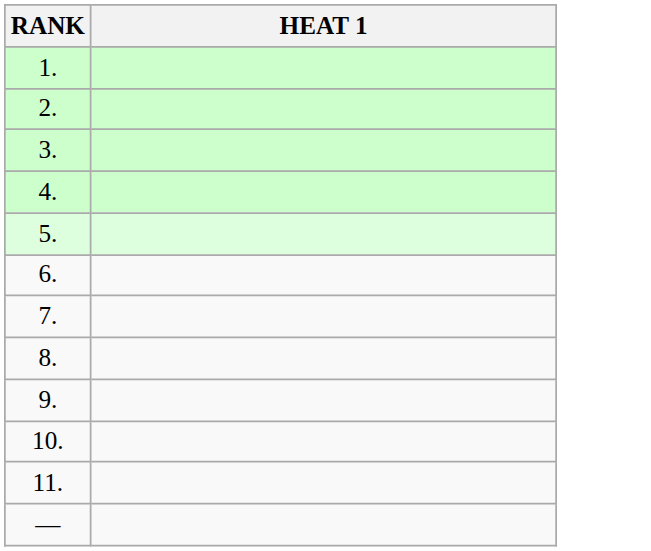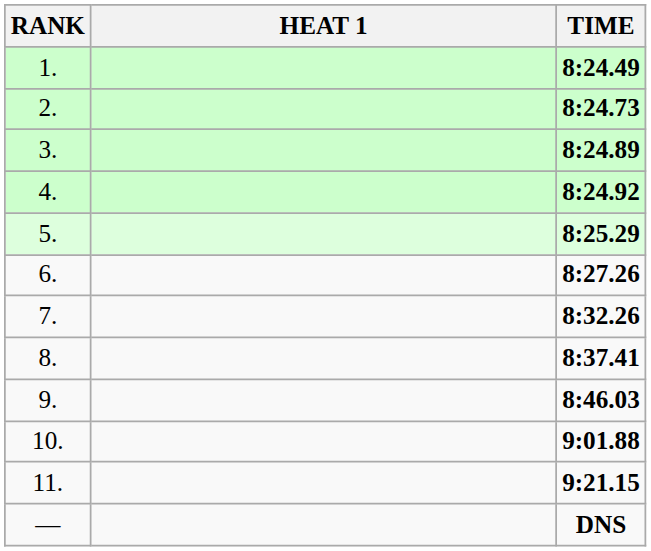+ column: (601, 25)
